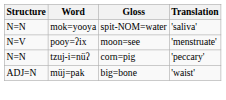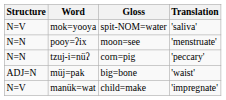(16, 27) N=N -> (16, 27) N=V
(16, 42) N=V -> (16, 42) N=N
+ row: (73, 88)
